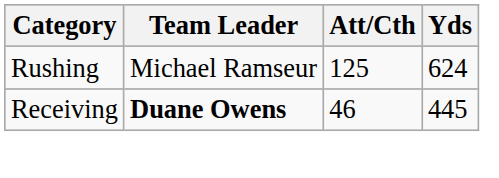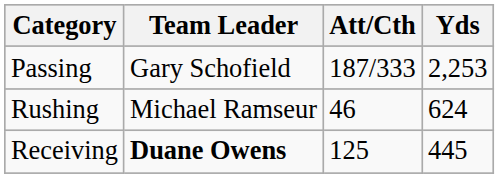+ row: (51, 67)
(349, 67) 125 -> (342, 109) 46
(342, 109) 46 -> (349, 151) 125
